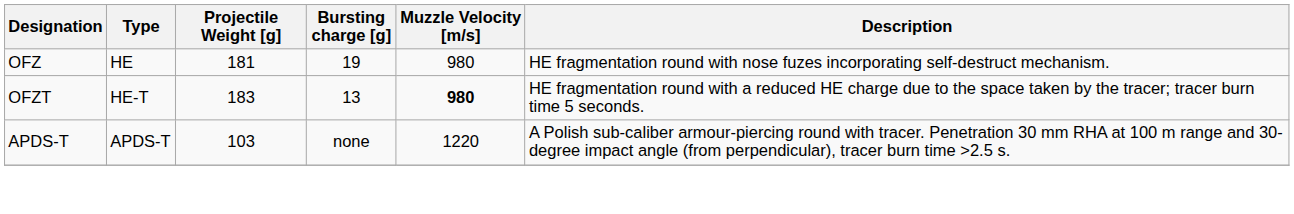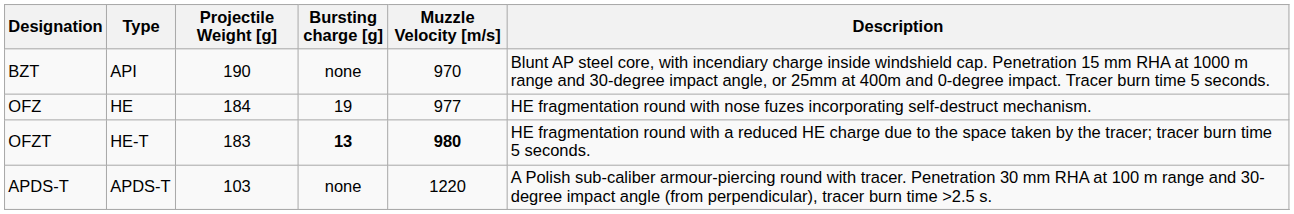+ row: (24, 71)
(241, 62) 181 -> (237, 106) 184
(461, 62) 980 -> (448, 106) 977
(351, 97) normal -> (343, 142) bold
